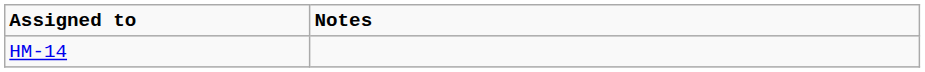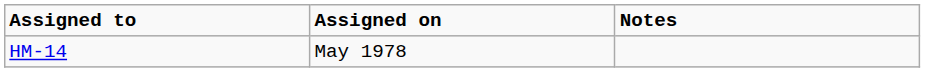+ column: (378, 20)
